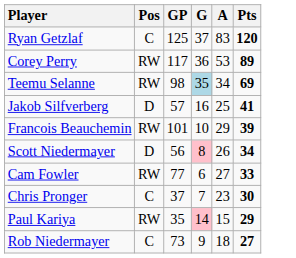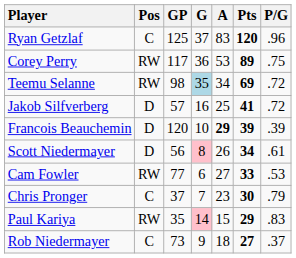+ column: (276, 16)
(149, 128) RW -> (149, 128) D
(177, 128) 101 -> (177, 128) 120
(223, 128) normal -> (223, 128) bold
